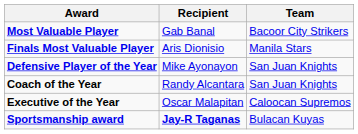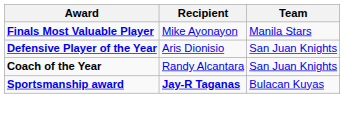- row: (63, 31)
(193, 48) Aris Dionisio -> (200, 31) Mike Ayonayon
(200, 66) Mike Ayonayon -> (193, 48) Aris Dionisio
- row: (63, 102)
